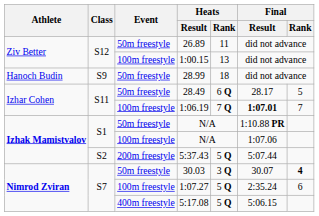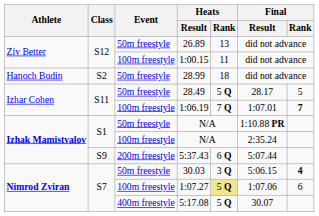(224, 44) 11 -> (224, 44) 13
(224, 60) 13 -> (224, 60) 11
(102, 76) S9 -> (102, 76) S2
(224, 92) 6 Q -> (224, 92) 5 Q
(262, 108) bold -> (262, 108) normal
(300, 108) normal -> (300, 108) bold
(262, 140) 1:07.06 -> (262, 140) 2:35.24
(102, 156) S2 -> (102, 156) S9
(224, 156) 5 Q -> (224, 156) 6 Q
(262, 171) 30.07 -> (262, 171) 5:06.15
(224, 187) no background -> (224, 187) khaki background
(262, 187) 2:35.24 -> (262, 187) 1:07.06
(262, 203) 5:06.15 -> (262, 203) 30.07
